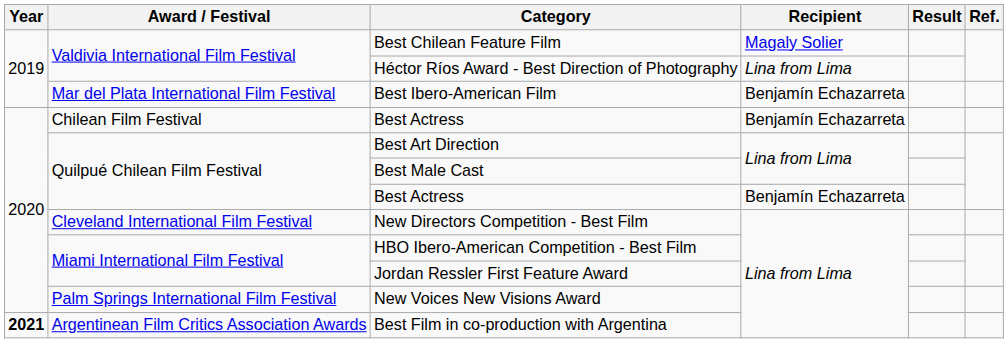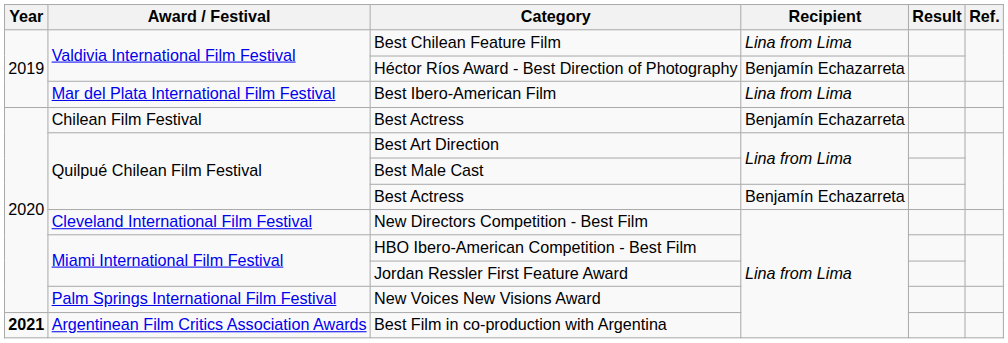(794, 42) Magaly Solier -> (798, 42) Lina from Lima
(798, 68) Lina from Lima -> (825, 68) Benjamín Echazarreta
(825, 94) Benjamín Echazarreta -> (798, 94) Lina from Lima
